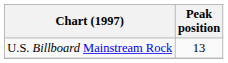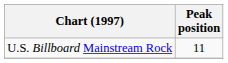(199, 48) 13 -> (199, 48) 11
